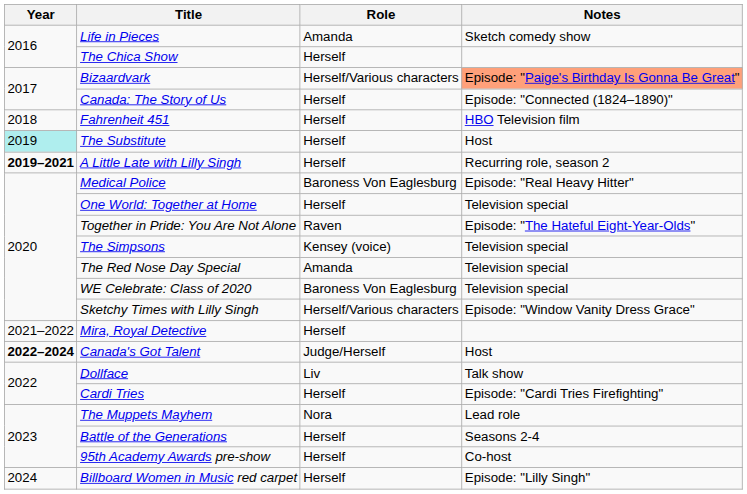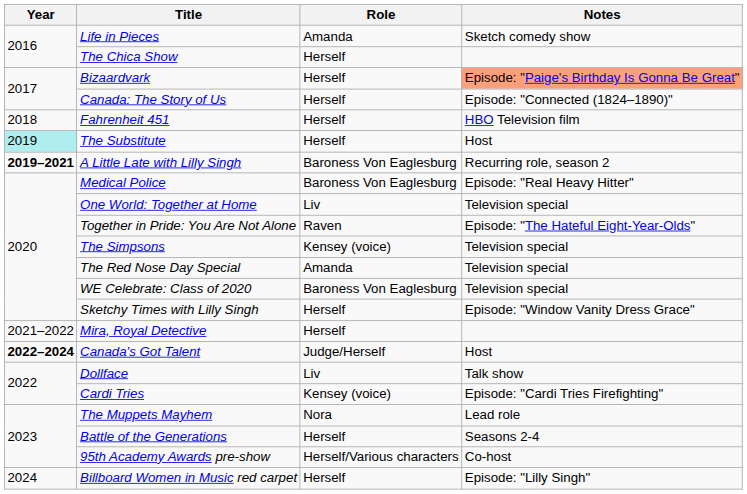(381, 78) Herself/Various characters -> (324, 78) Herself
(324, 162) Herself -> (380, 162) Baroness Von Eaglesburg
(324, 204) Herself -> (312, 204) Liv
(381, 309) Herself/Various characters -> (324, 309) Herself
(324, 394) Herself -> (347, 394) Kensey (voice)
(324, 457) Herself -> (381, 457) Herself/Various characters
